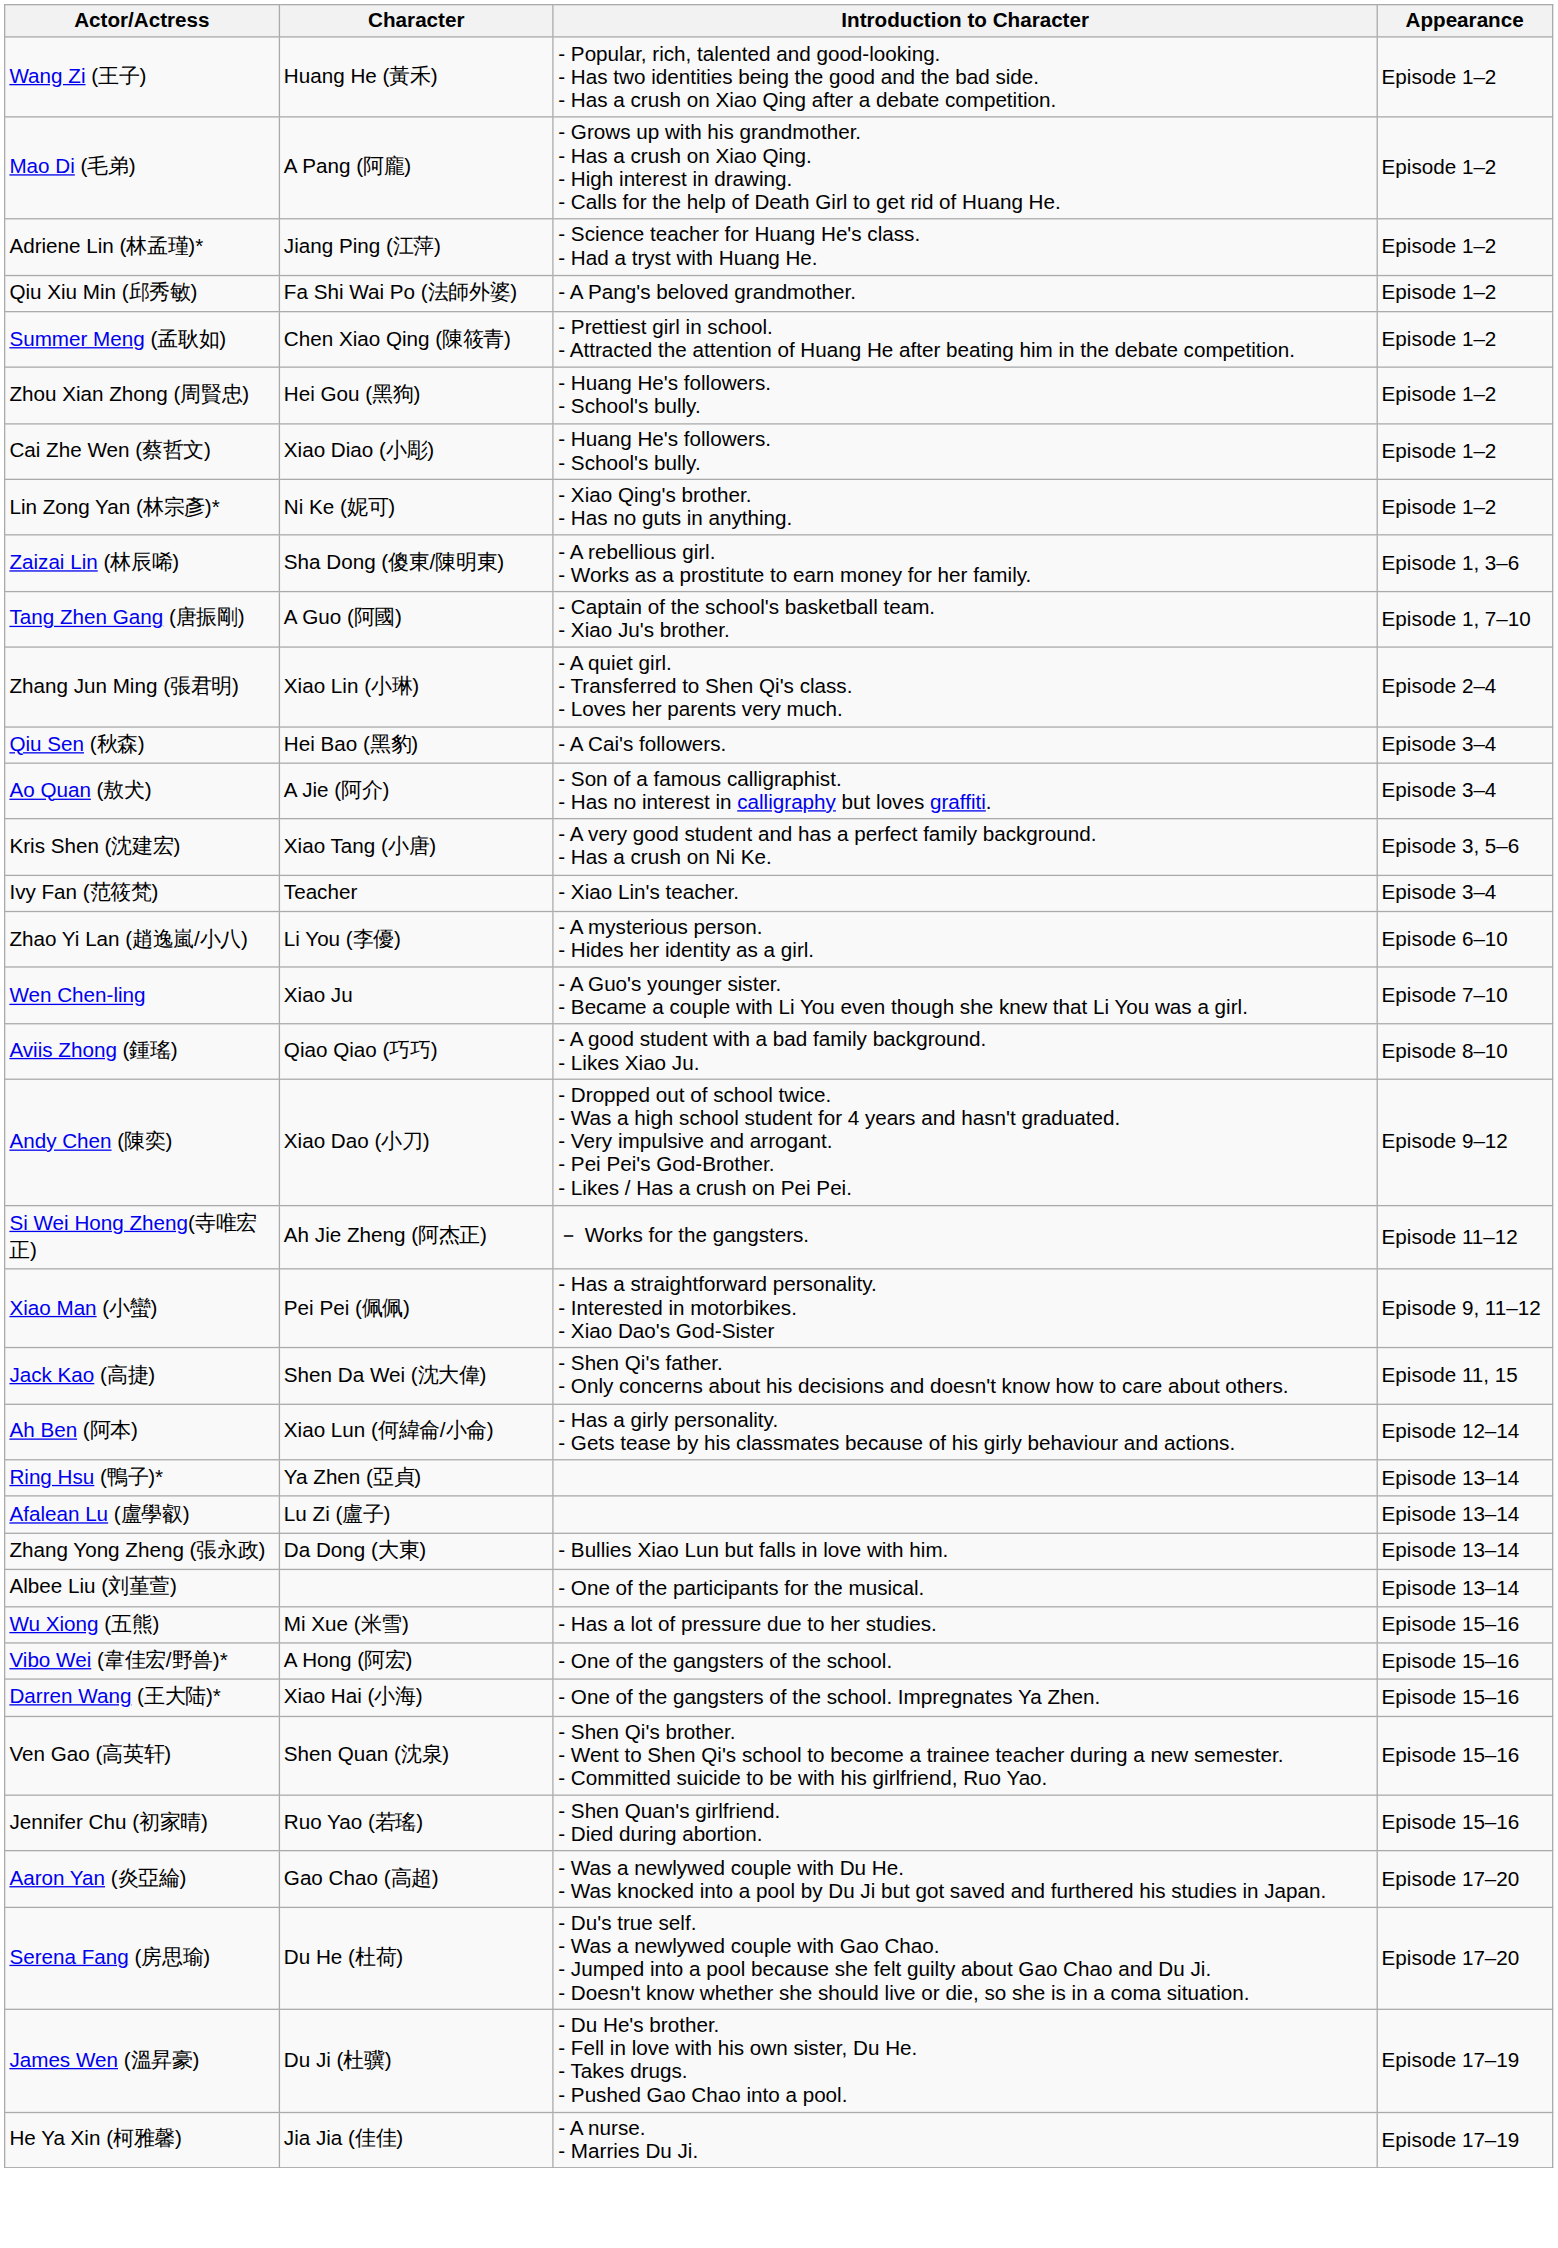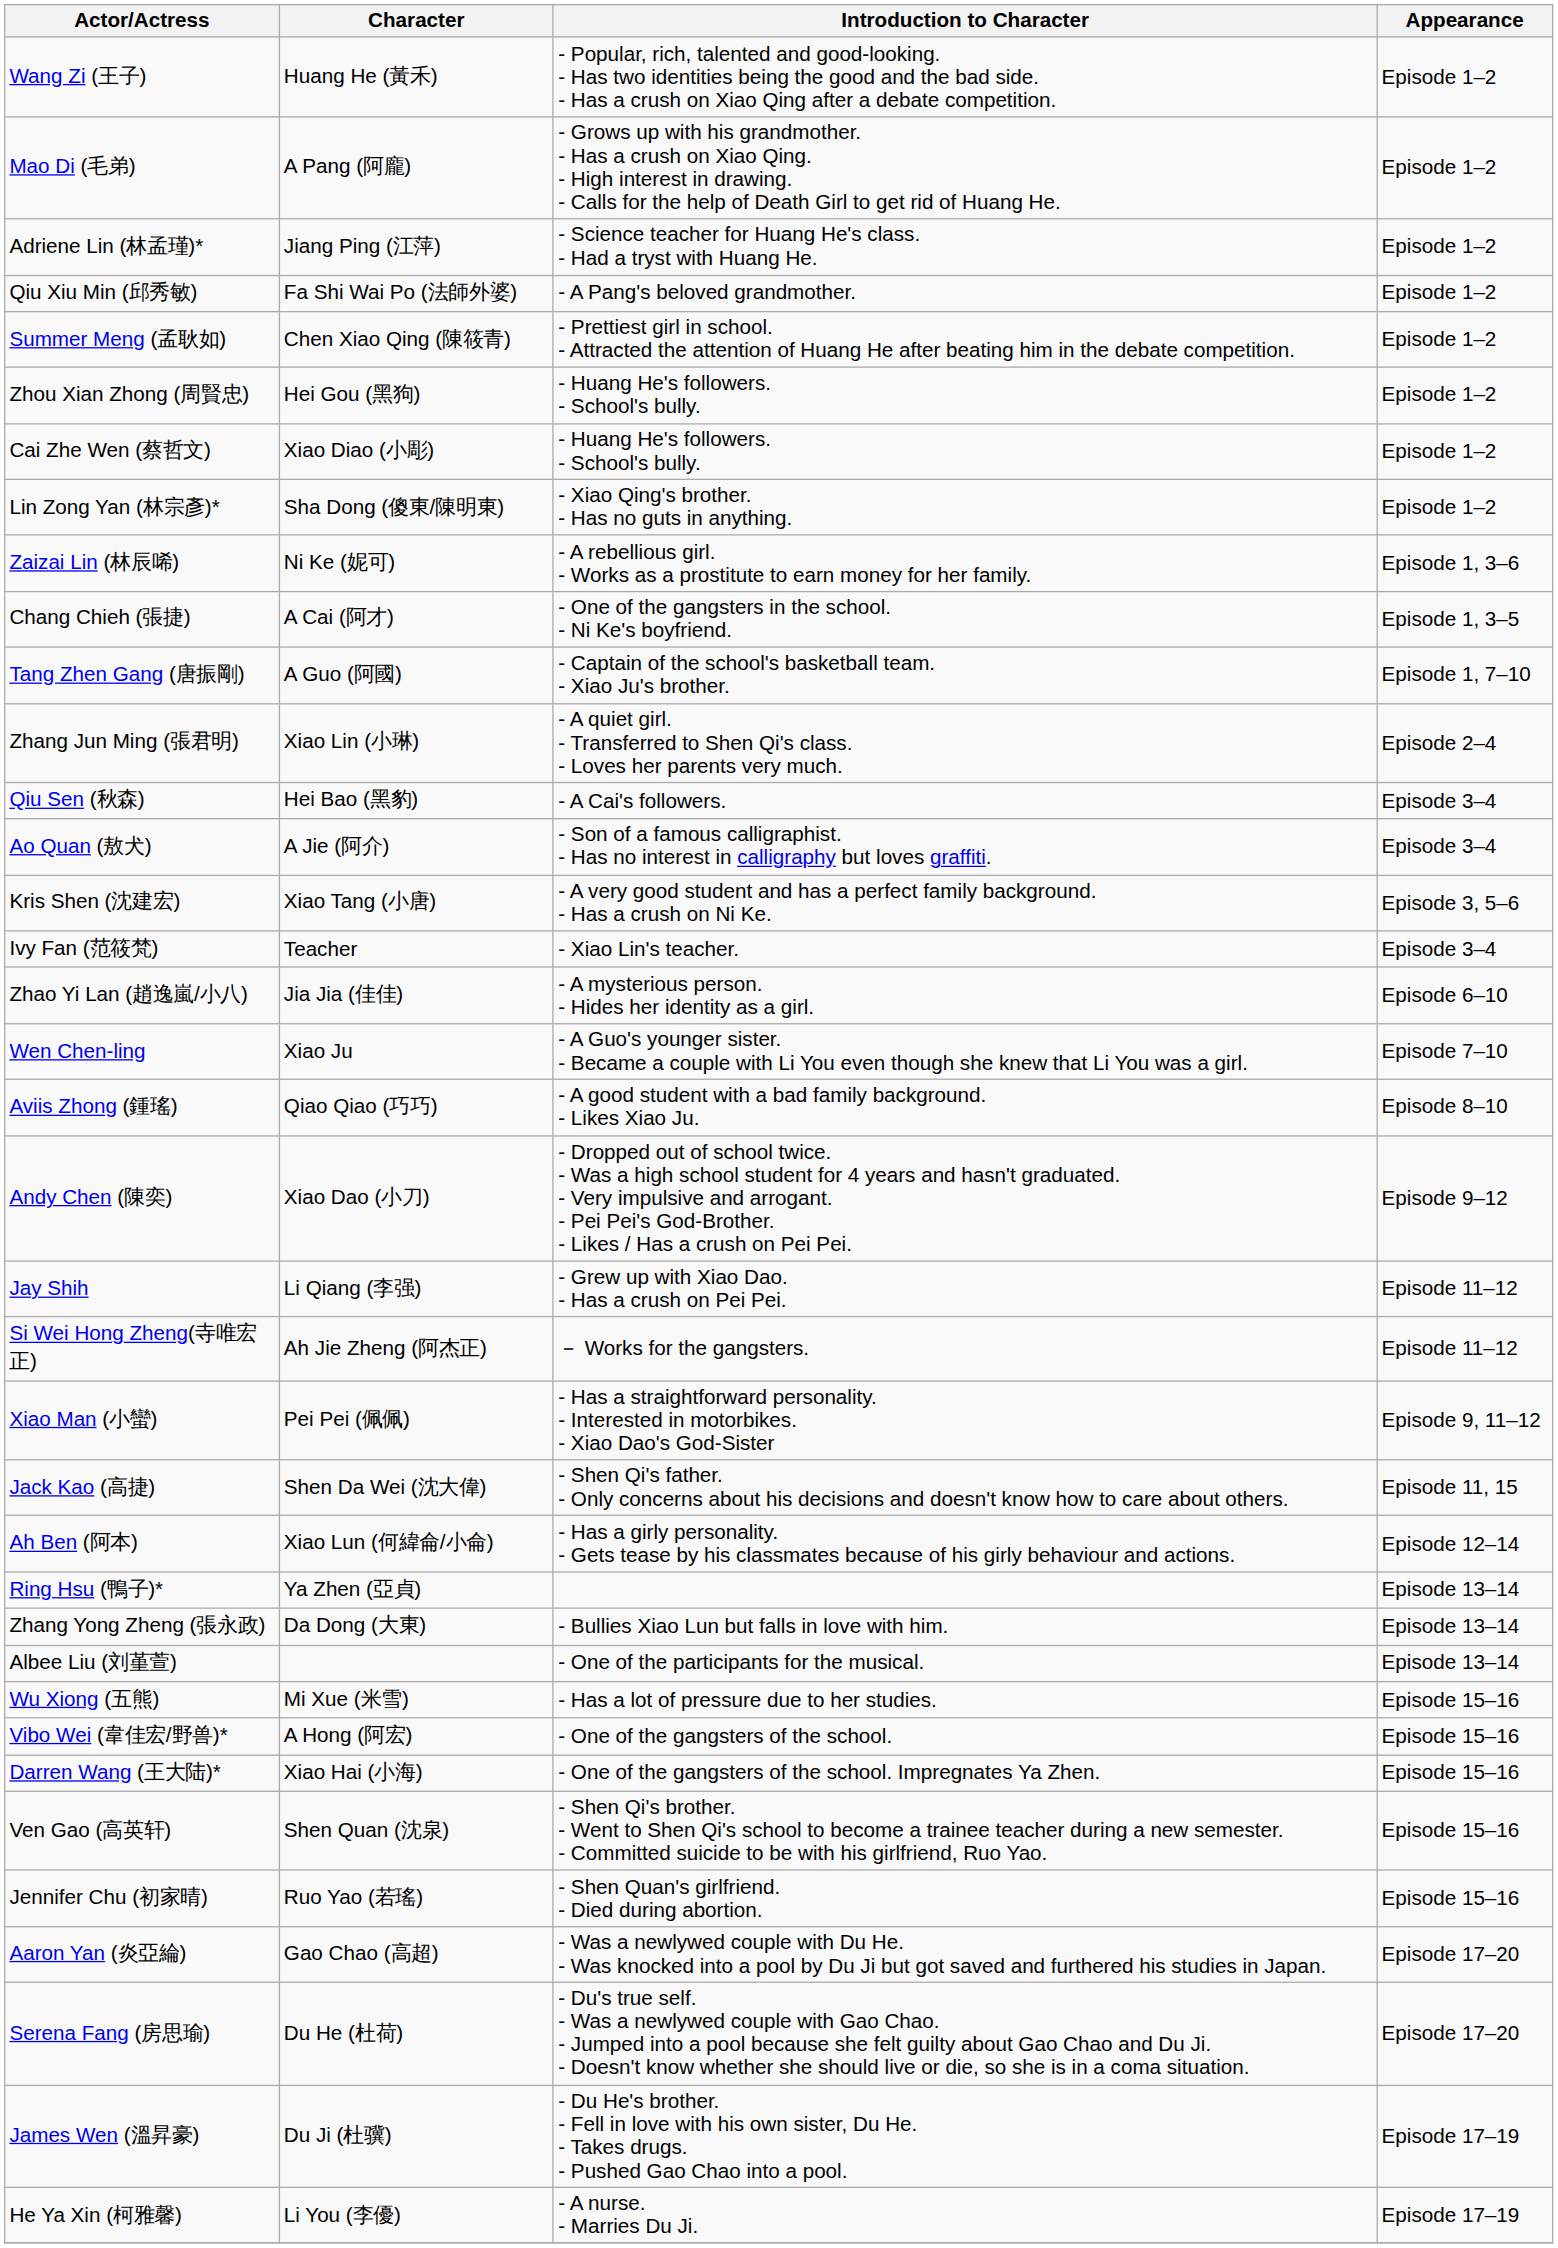(339, 506) Ni Ke (妮可) -> (394, 506) Sha Dong (傻東/陳明東)
(394, 562) Sha Dong (傻東/陳明東) -> (339, 562) Ni Ke (妮可)
+ row: (100, 618)
(342, 938) Li You (李優) -> (343, 994) Jia Jia (佳佳)
+ row: (49, 1288)
- row: (99, 1513)
(343, 2139) Jia Jia (佳佳) -> (342, 2214) Li You (李優)
